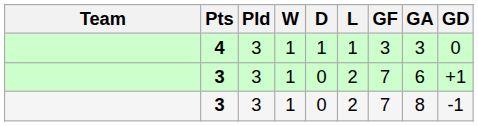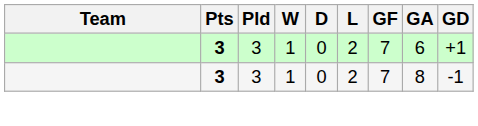- row: (103, 48)
